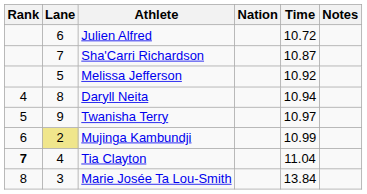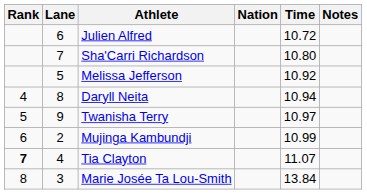(300, 55) 10.87 -> (300, 55) 10.80
(60, 138) khaki background -> (60, 138) no background
(300, 158) 11.04 -> (300, 158) 11.07
